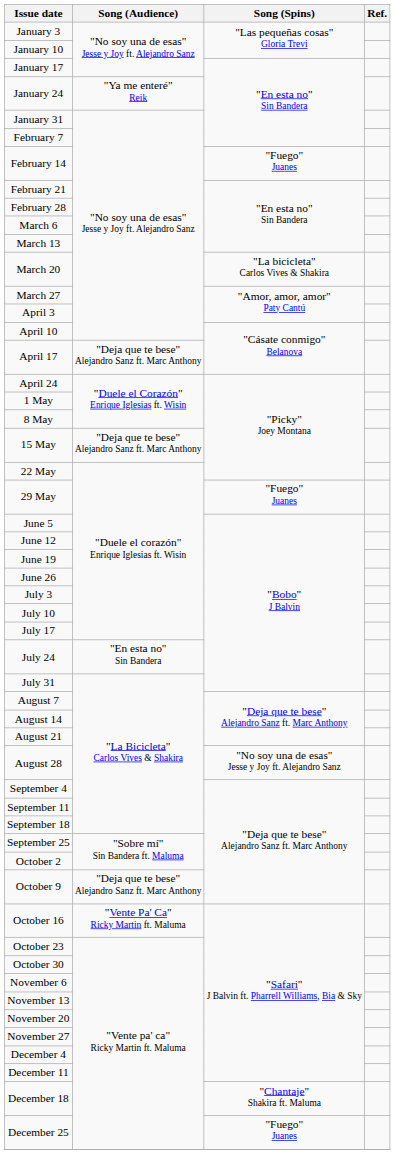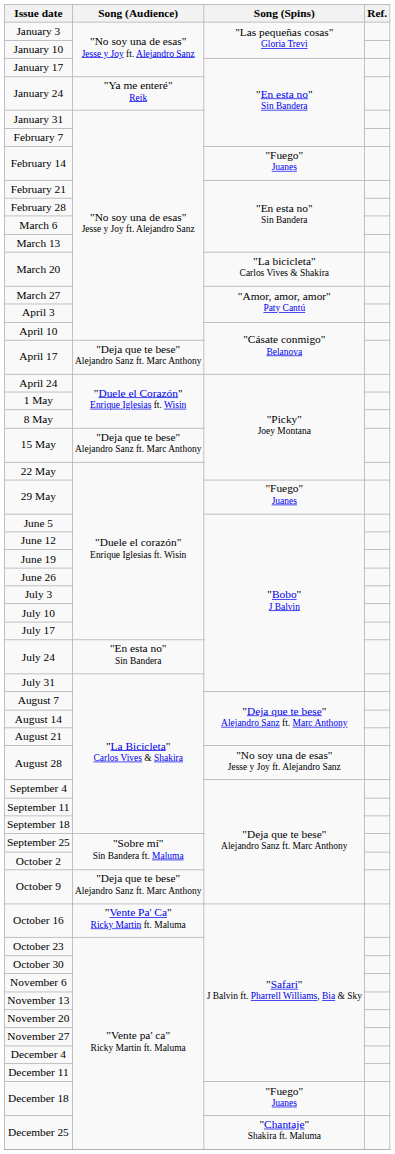(284, 1096) "Chantaje" Shakira ft. Maluma -> (284, 1096) "Fuego" Juanes
(284, 1130) "Fuego" Juanes -> (284, 1130) "Chantaje" Shakira ft. Maluma
